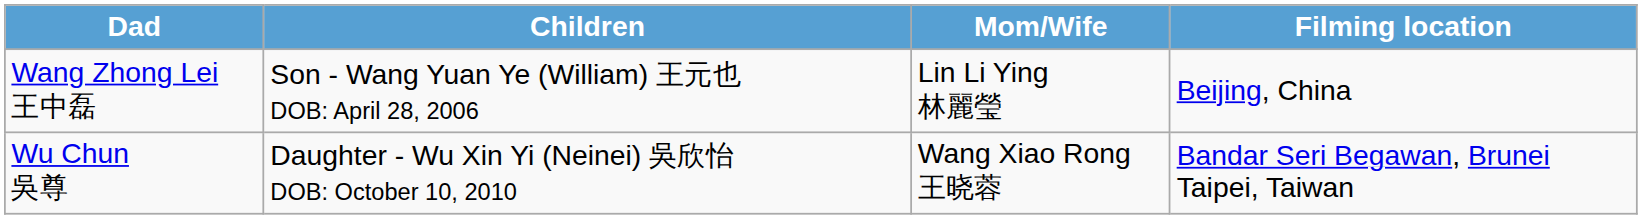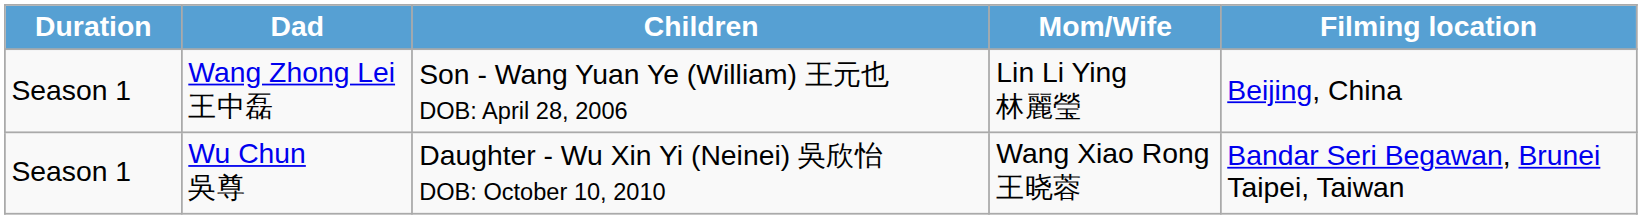+ column: (93, 26)
